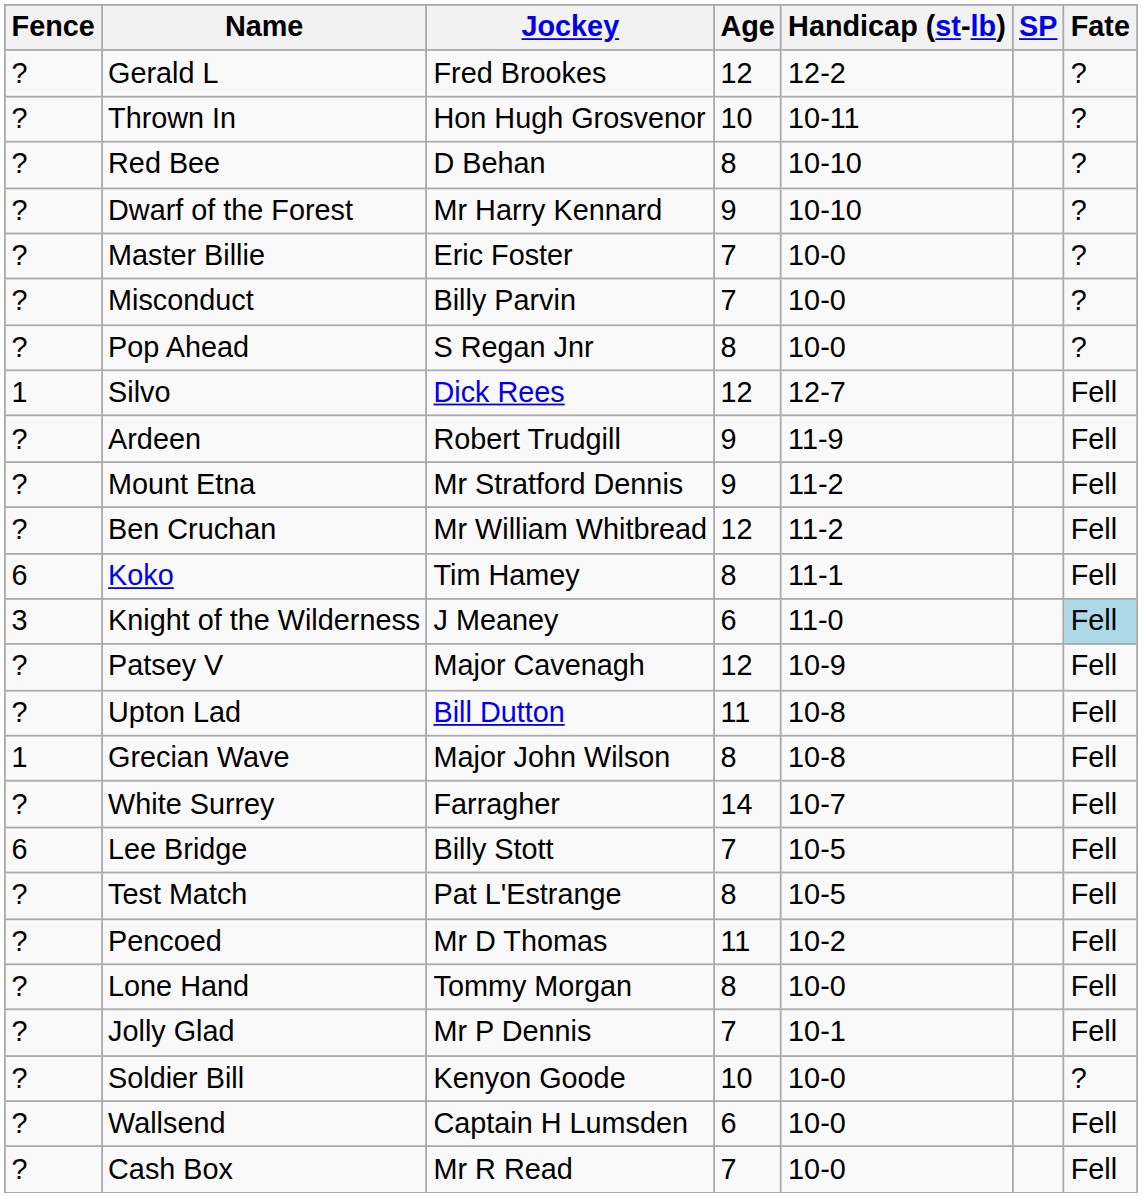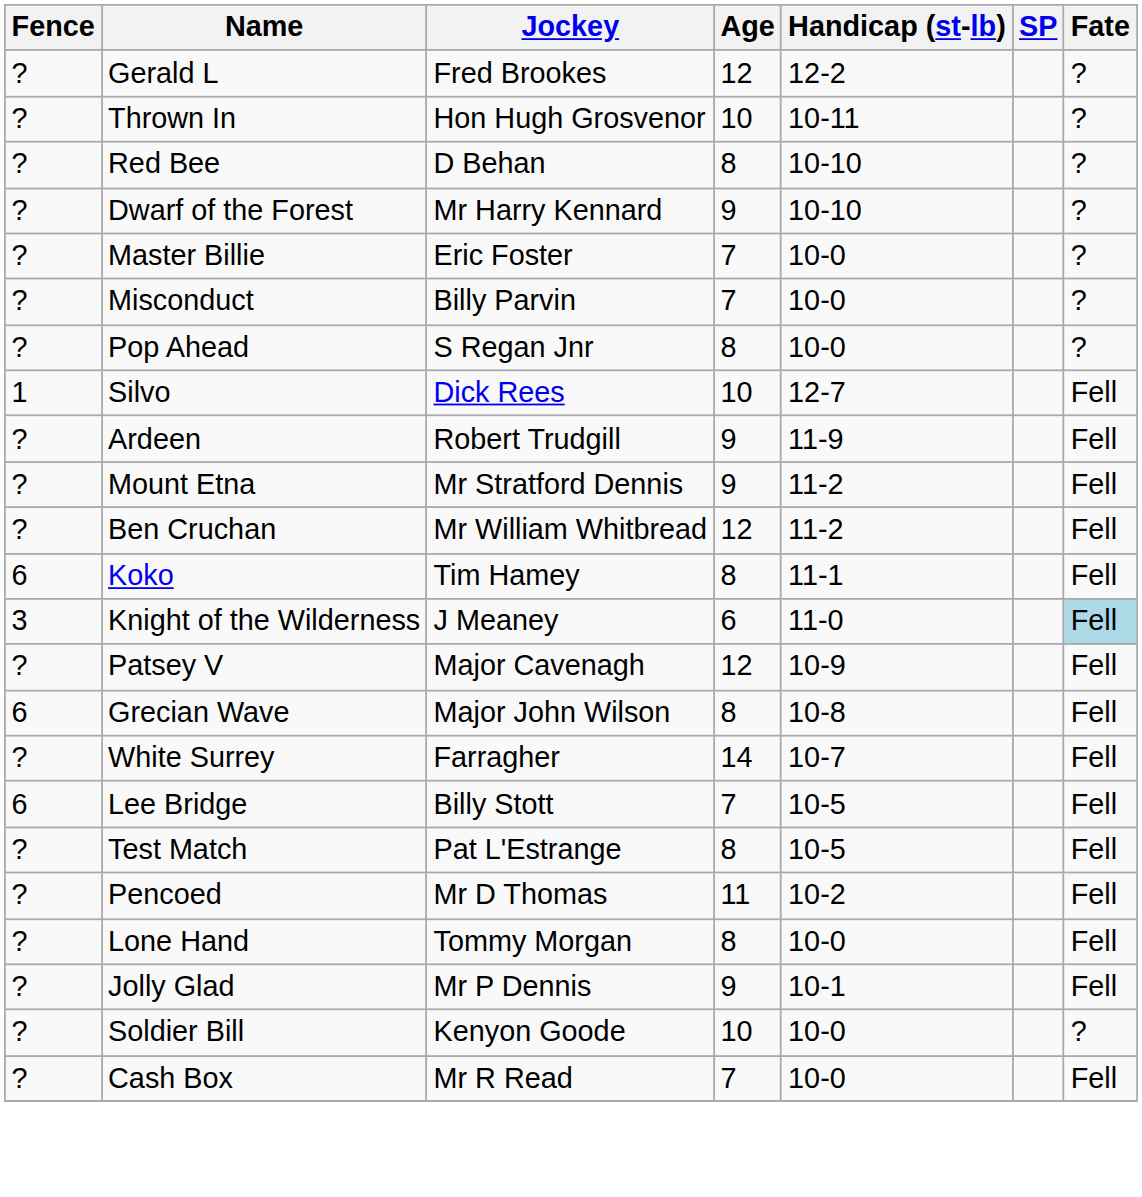(736, 392) 12 -> (736, 392) 10
- row: (175, 712)
(20, 758) 1 -> (20, 712) 6
(728, 1032) 7 -> (728, 986) 9
- row: (167, 1123)
